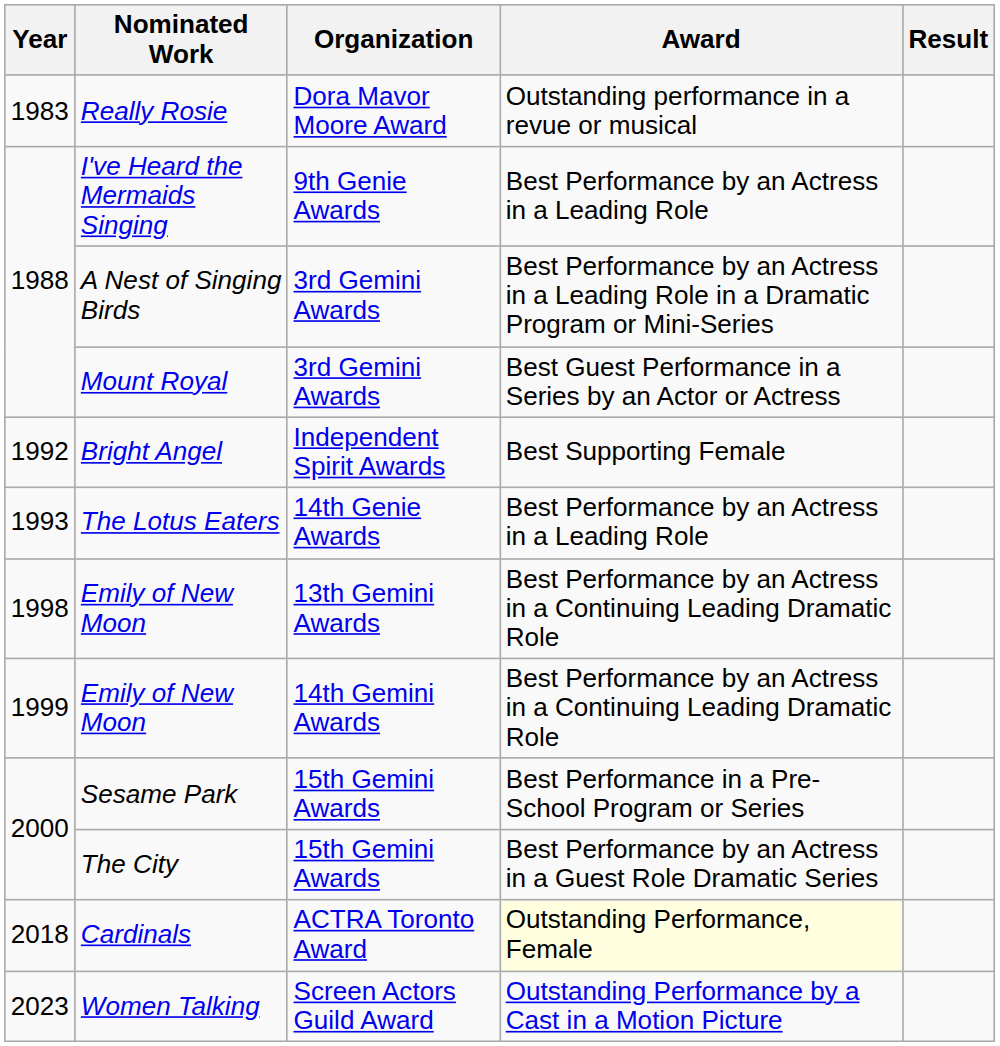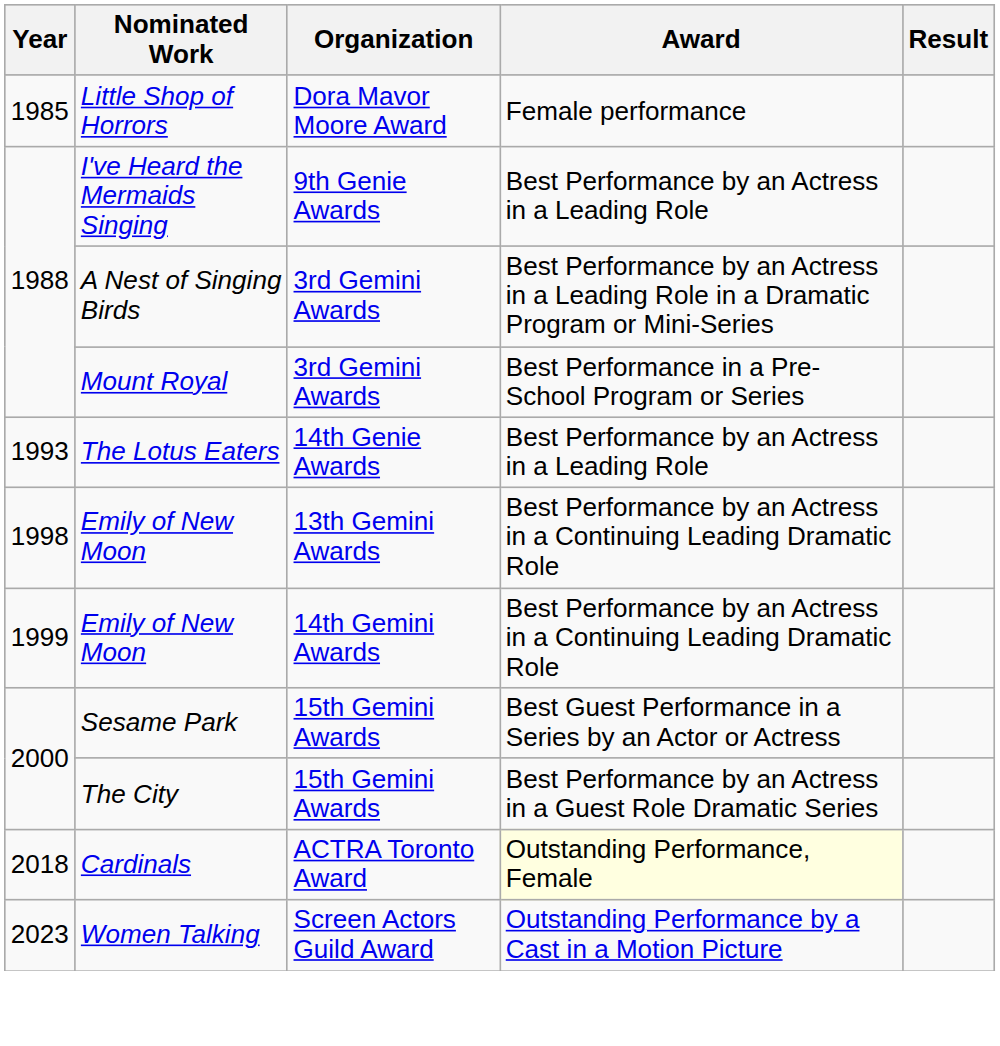- row: (40, 110)
+ row: (40, 110)
(673, 381) Best Guest Performance in a Series by an Actor or Actress -> (663, 381) Best Performance in a Pre-School Program or Series
- row: (40, 452)
(663, 793) Best Performance in a Pre-School Program or Series -> (673, 722) Best Guest Performance in a Series by an Actor or Actress
